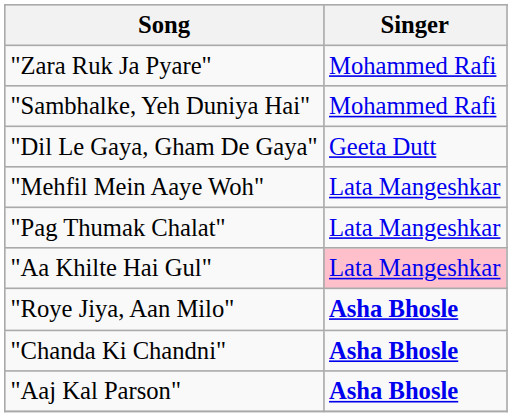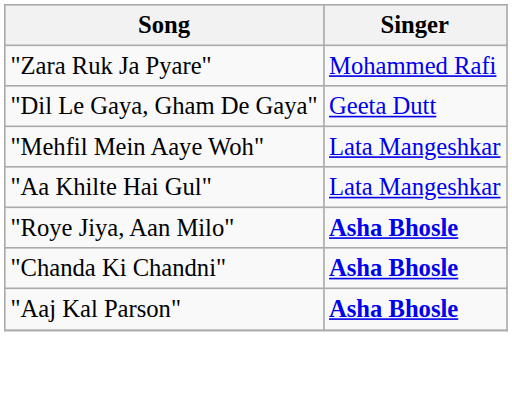- row: (160, 106)
- row: (118, 227)
(415, 268) pink background -> (415, 187) no background
